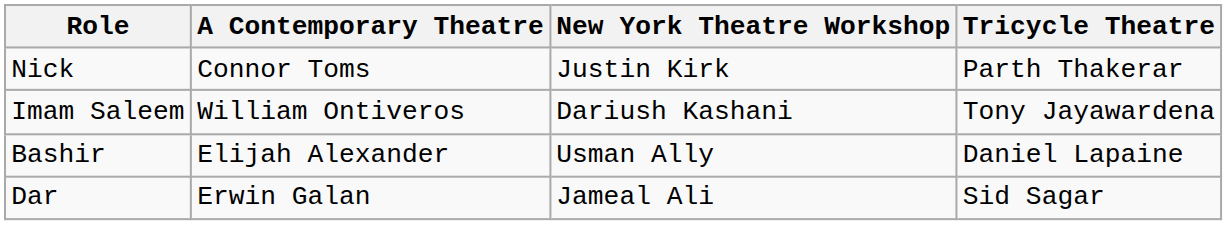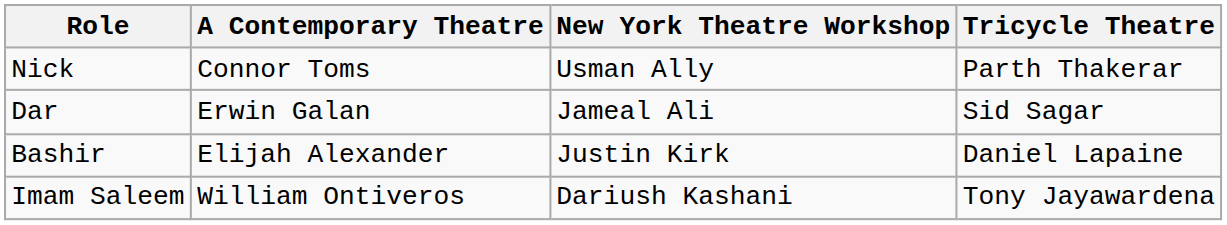(643, 69) Justin Kirk -> (635, 69) Usman Ally
rows swapped: (35, 198) <-> (98, 112)
(635, 155) Usman Ally -> (643, 155) Justin Kirk
